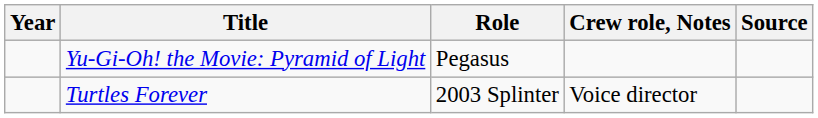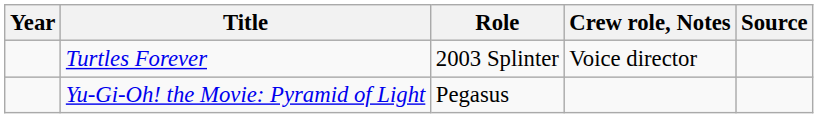rows swapped: (246, 58) <-> (136, 94)
